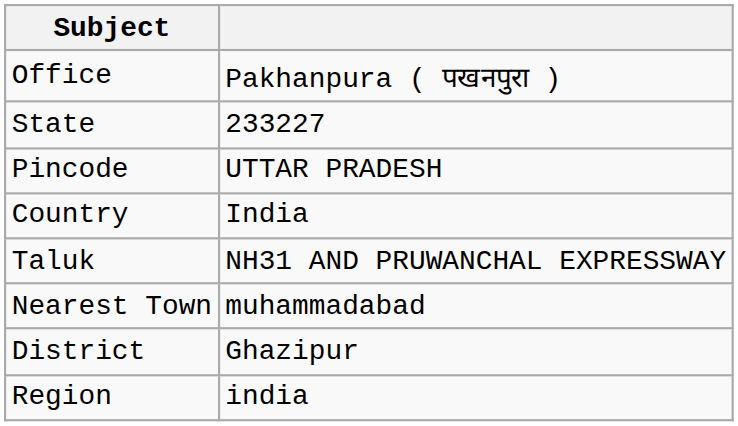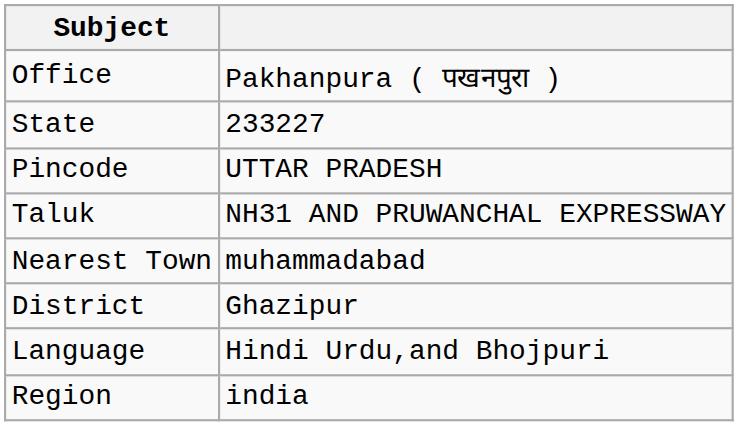- row: (70, 216)
+ row: (78, 352)
